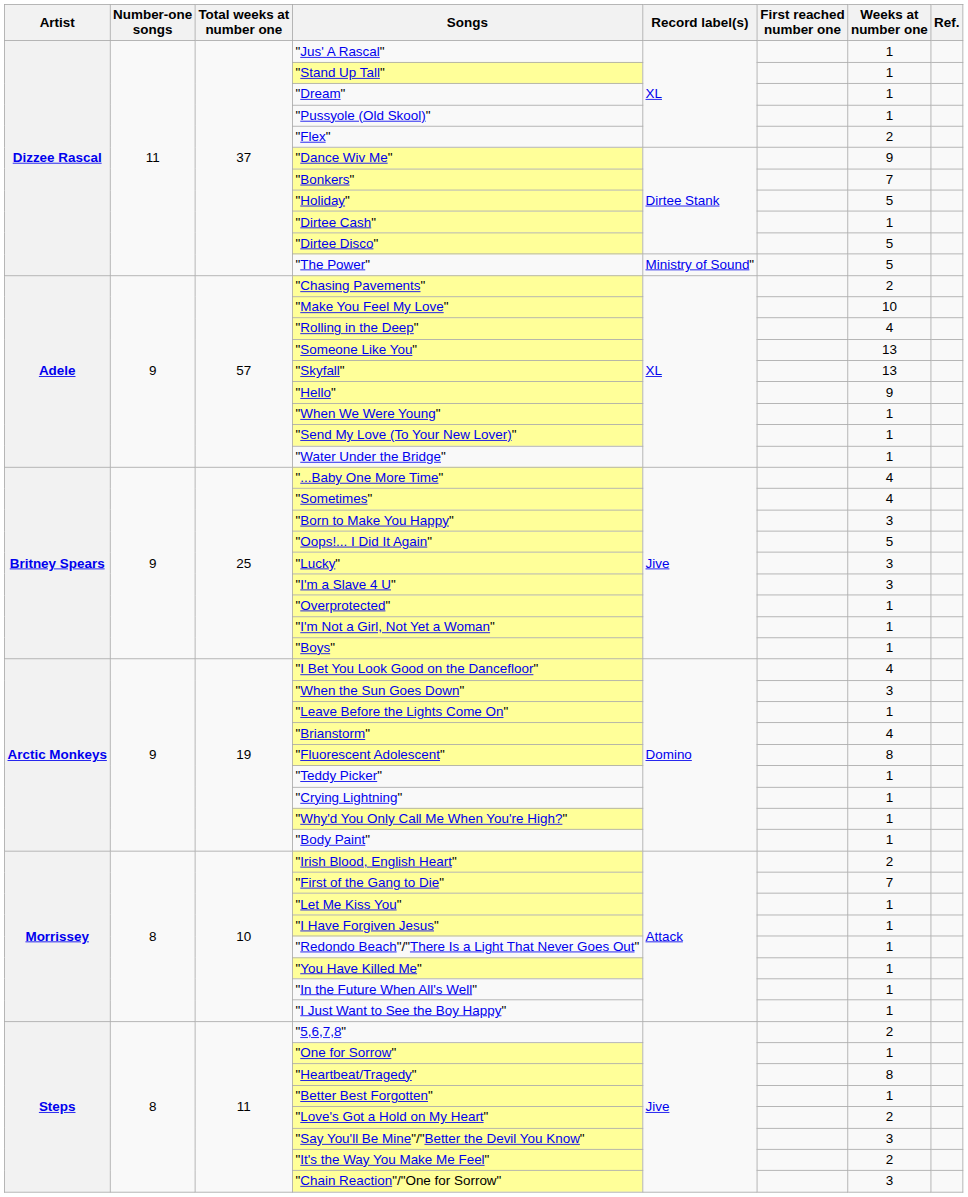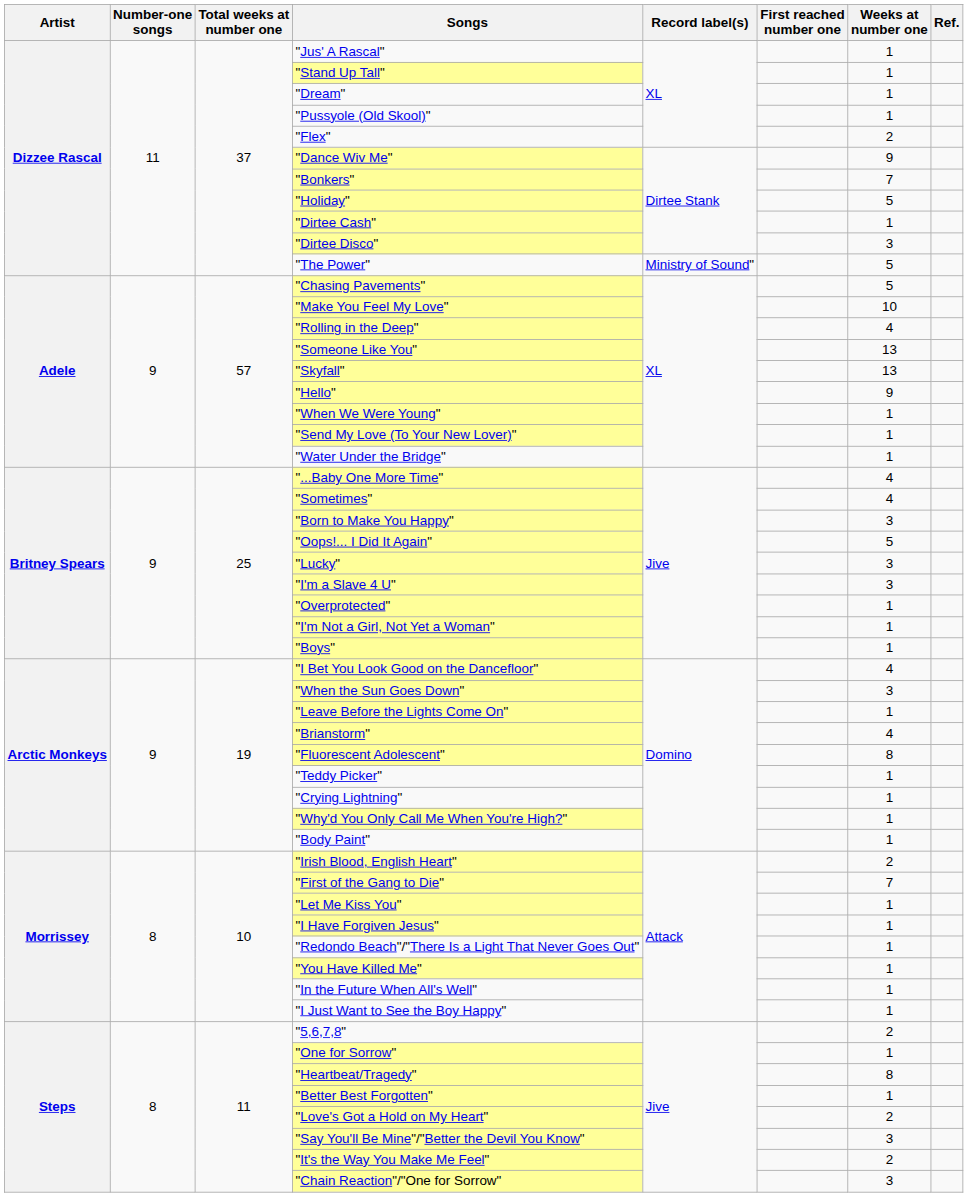(889, 243) 5 -> (889, 243) 3
(889, 286) 2 -> (889, 286) 5
